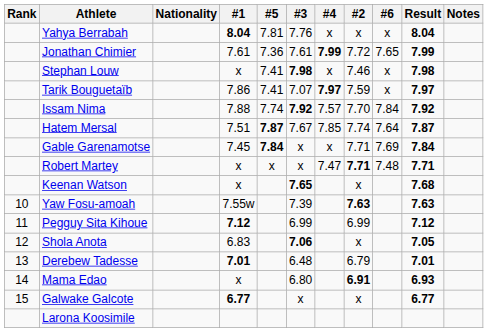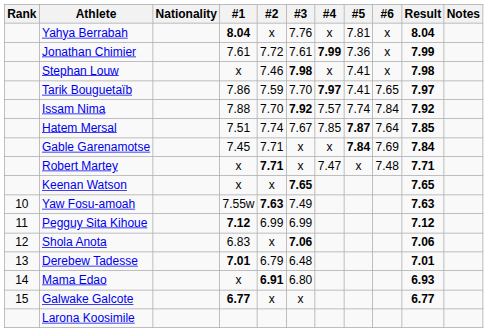columns swapped: (358, 14) <-> (272, 14)
(387, 52) 7.65 -> (387, 52) x
(301, 90) 7.07 -> (301, 90) 7.70
(387, 90) x -> (387, 90) 7.65
(423, 128) 7.87 -> (423, 128) 7.85
(423, 185) 7.68 -> (423, 185) 7.65
(301, 204) 7.39 -> (301, 204) 7.49
(423, 242) 7.05 -> (423, 242) 7.06
